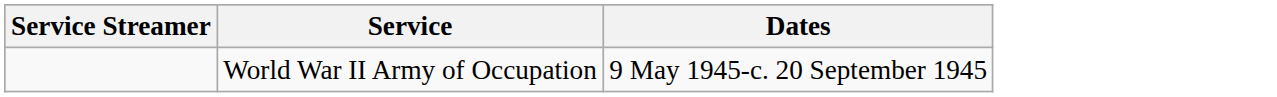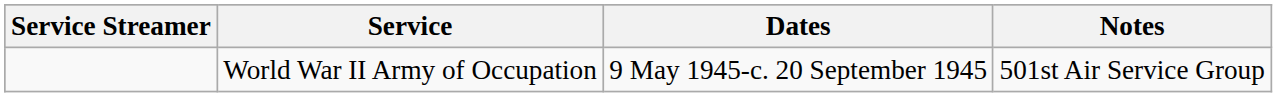+ column: (1132, 26)
